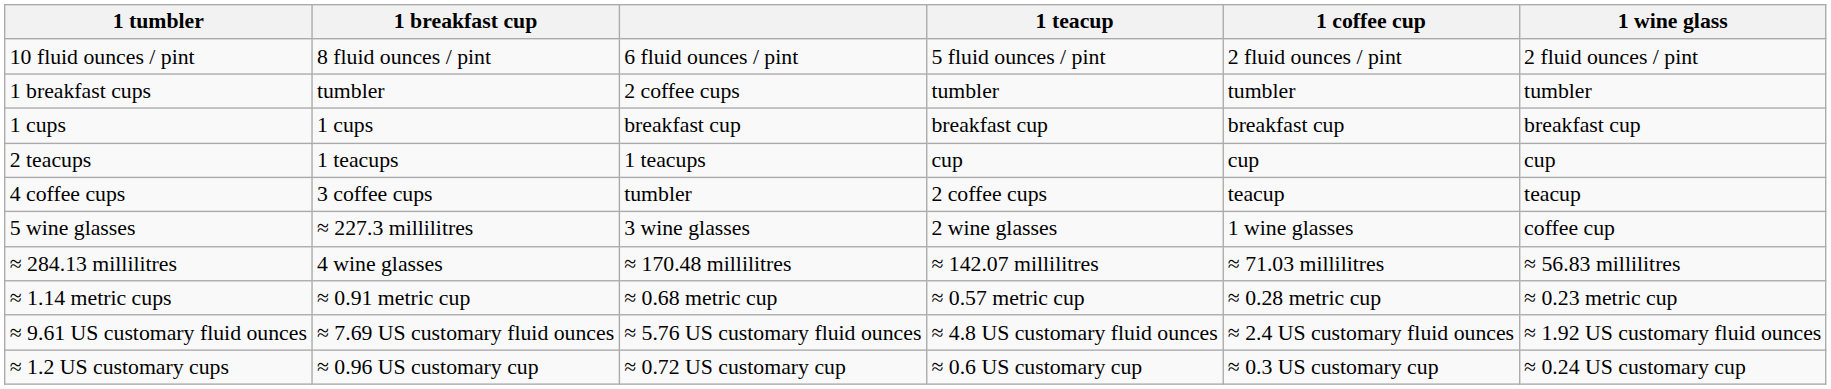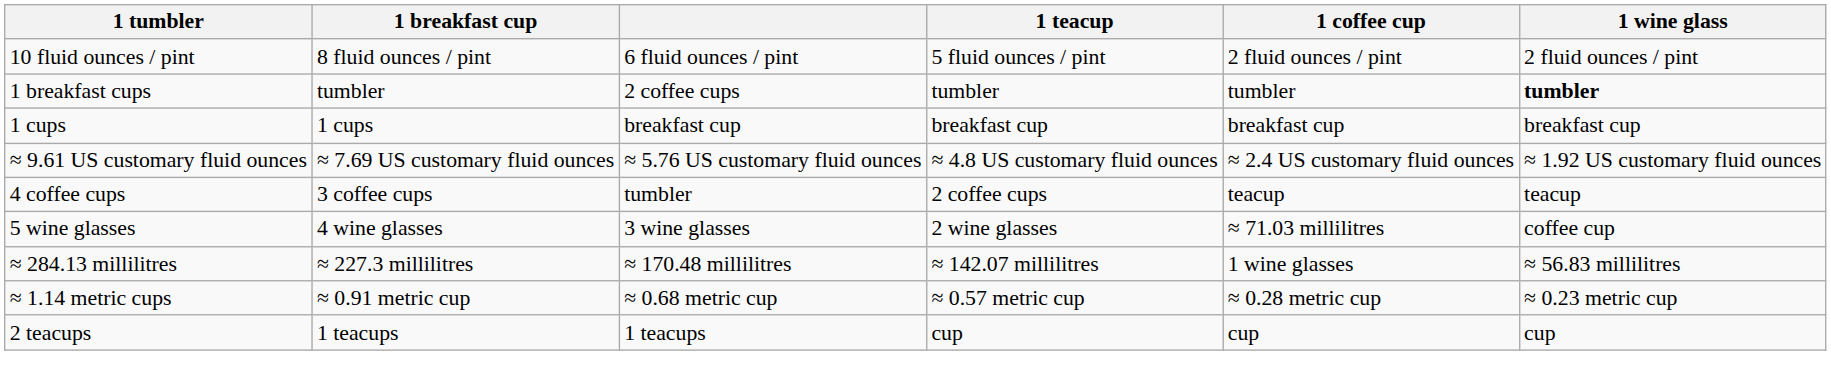(1558, 90) normal -> (1562, 90) bold
rows swapped: (50, 159) <-> (158, 332)
(395, 228) ≈ 227.3 millilitres -> (380, 228) 4 wine glasses
(1291, 228) 1 wine glasses -> (1306, 228) ≈ 71.03 millilitres
(380, 263) 4 wine glasses -> (395, 263) ≈ 227.3 millilitres
(1306, 263) ≈ 71.03 millilitres -> (1291, 263) 1 wine glasses
- row: (119, 366)
